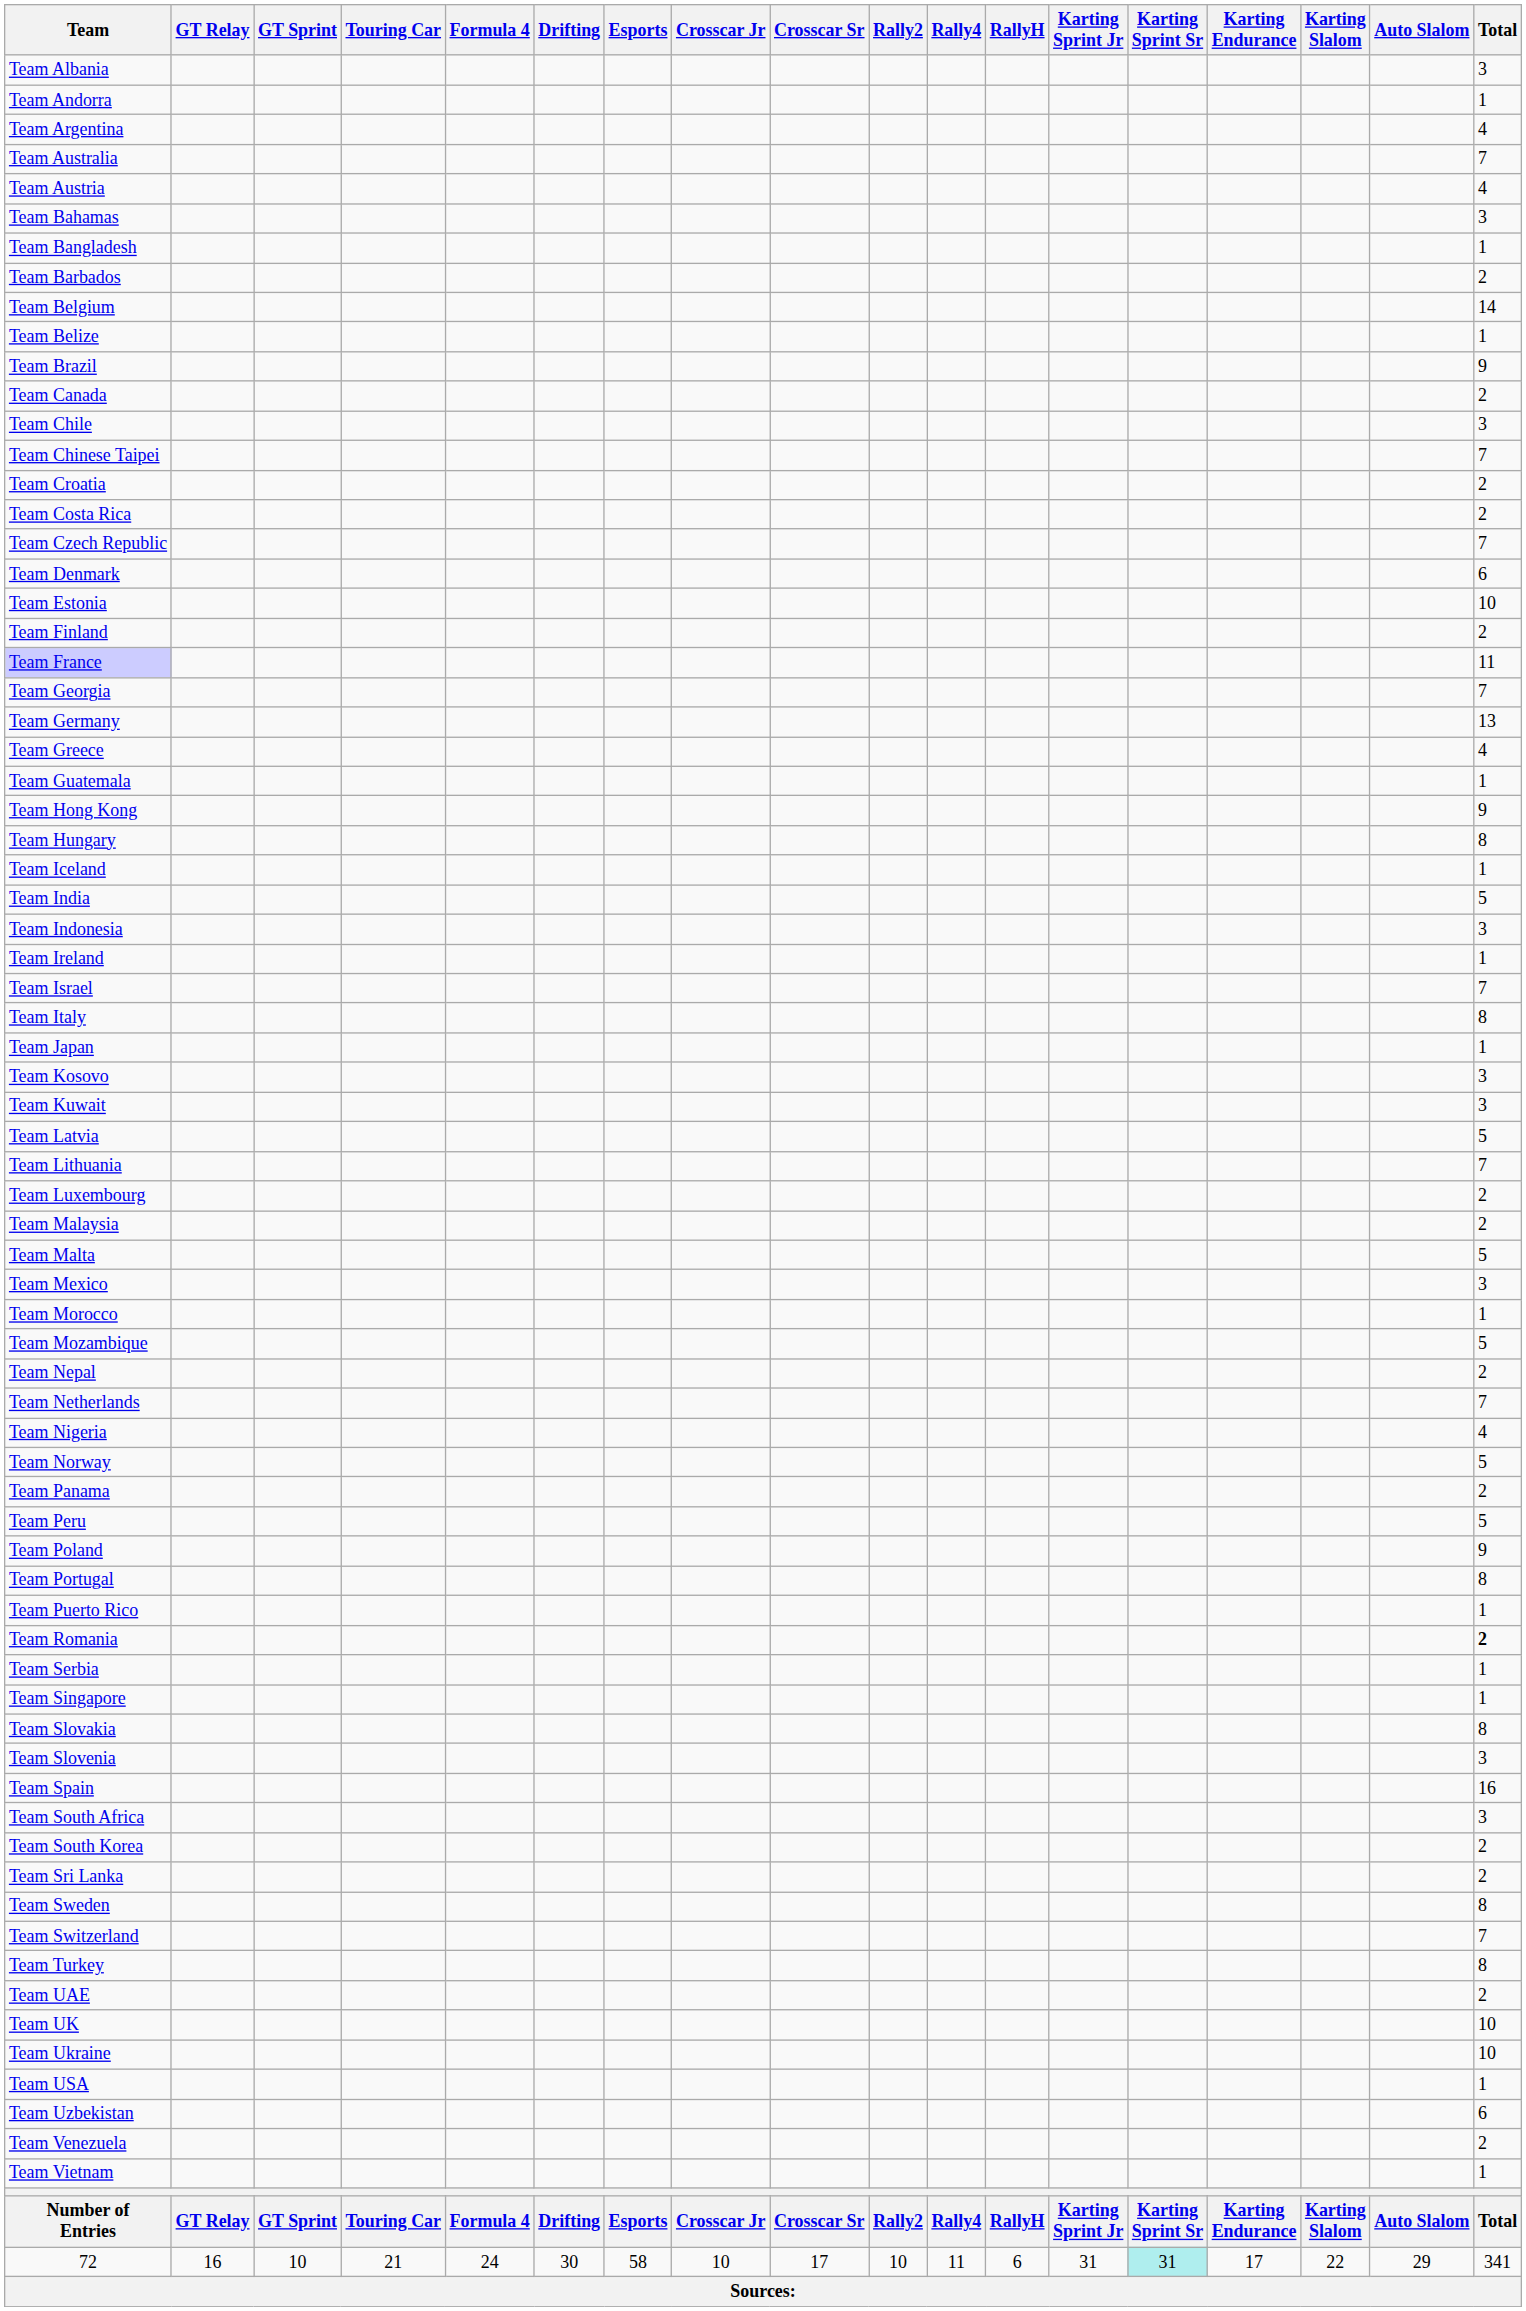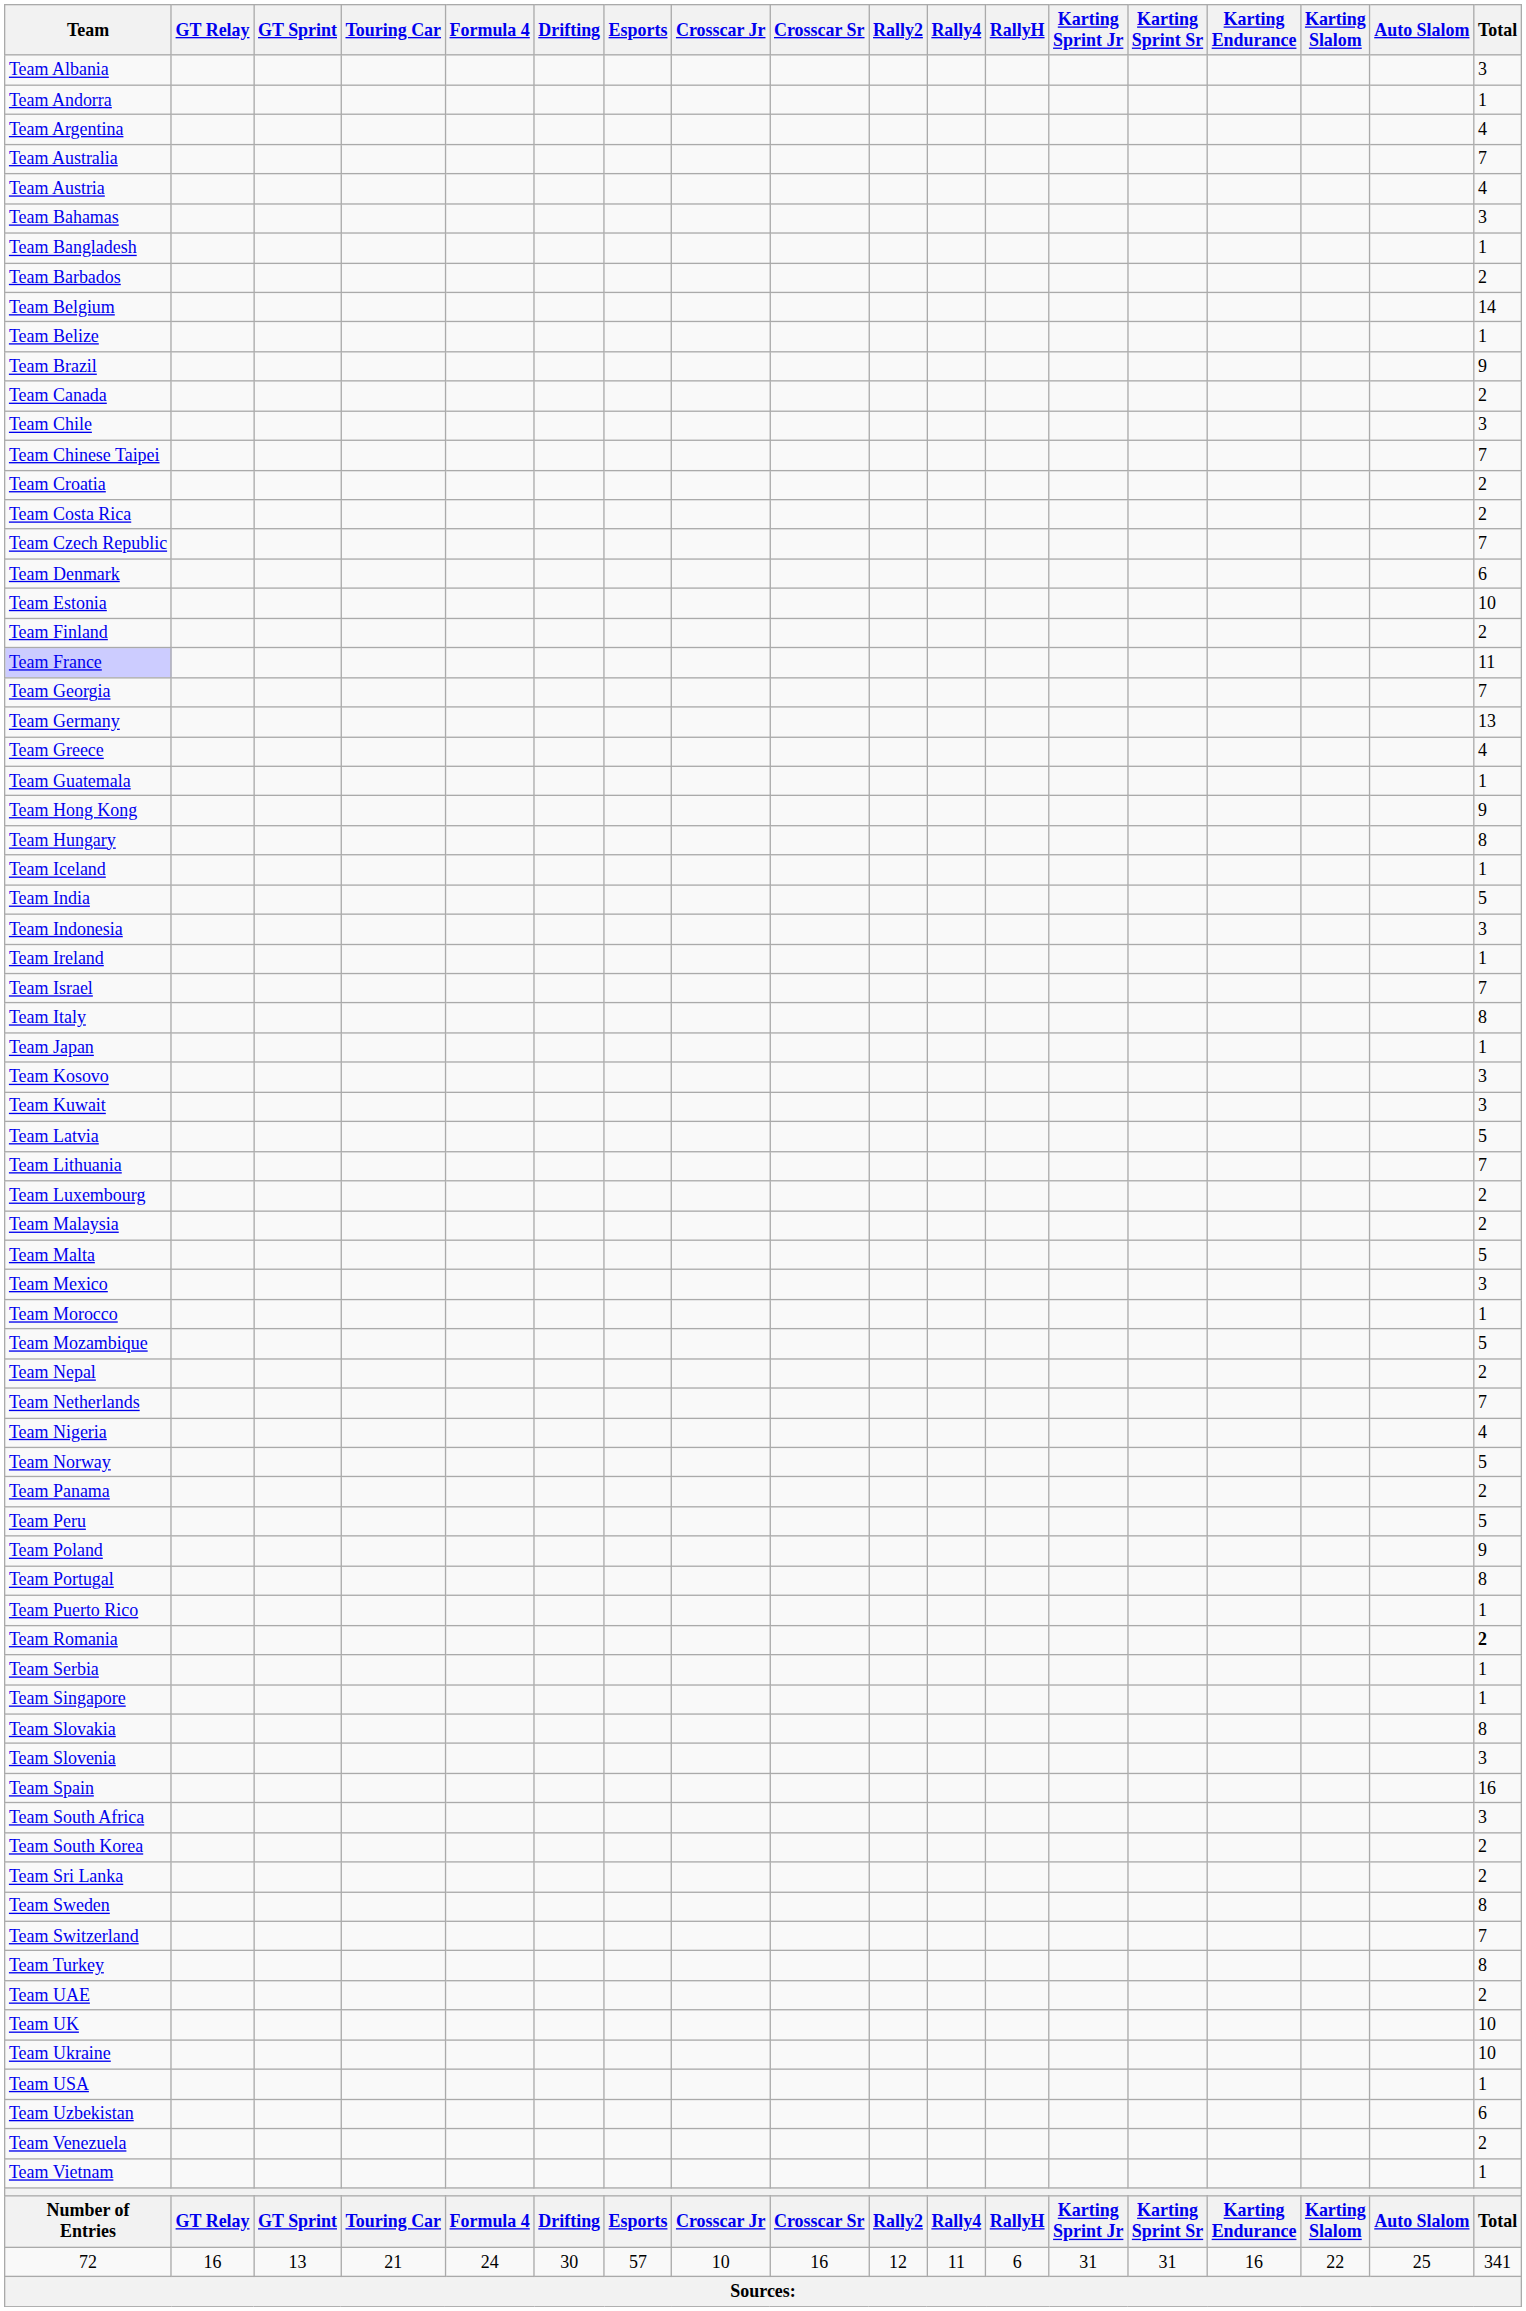(298, 2261) 10 -> (298, 2261) 13
(638, 2261) 58 -> (638, 2261) 57
(819, 2261) 17 -> (819, 2261) 16
(898, 2261) 10 -> (898, 2261) 12
(1167, 2261) paleturquoise background -> (1167, 2261) no background
(1254, 2261) 17 -> (1254, 2261) 16
(1422, 2261) 29 -> (1422, 2261) 25
